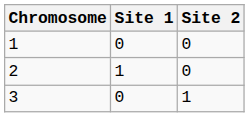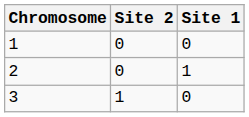columns swapped: (144, 18) <-> (211, 18)
